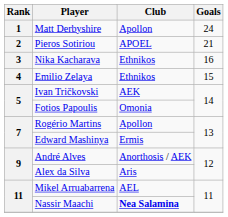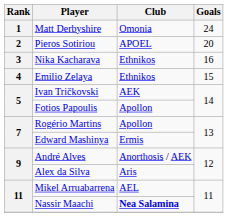(136, 28) Apollon -> (135, 28) Omonia
(208, 44) 21 -> (208, 44) 20
(135, 108) Omonia -> (136, 108) Apollon
